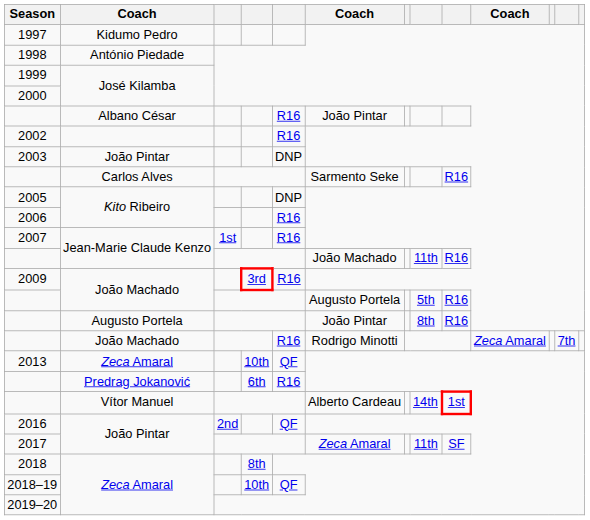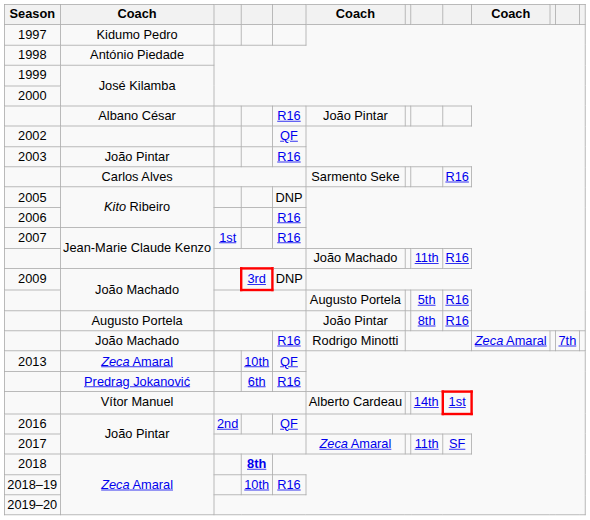(289, 136) R16 -> (289, 136) QF
(289, 156) DNP -> (289, 156) R16
(289, 279) R16 -> (289, 279) DNP
(257, 464) normal -> (257, 464) bold
(289, 484) QF -> (289, 484) R16
